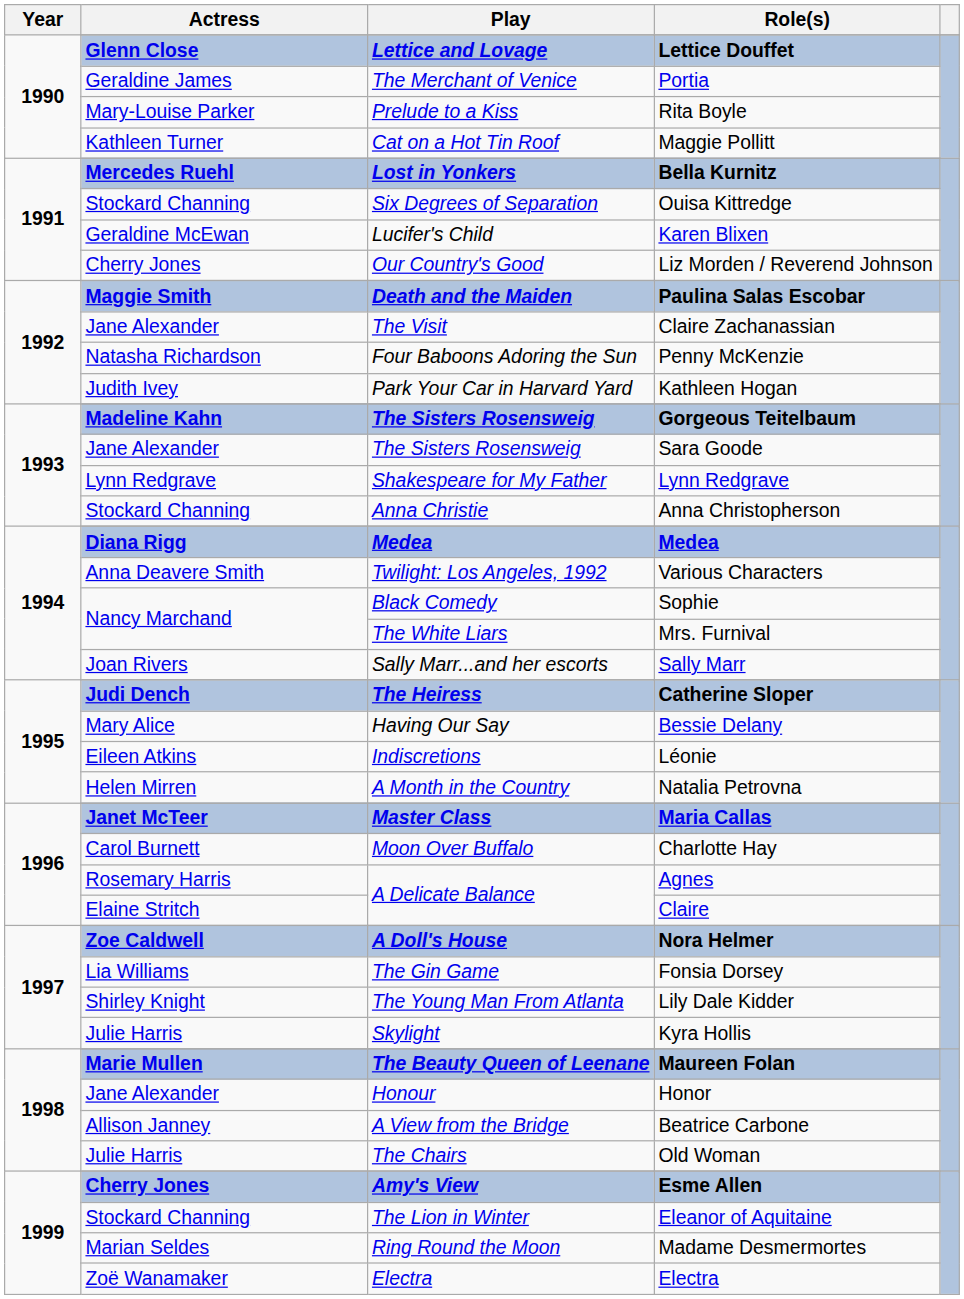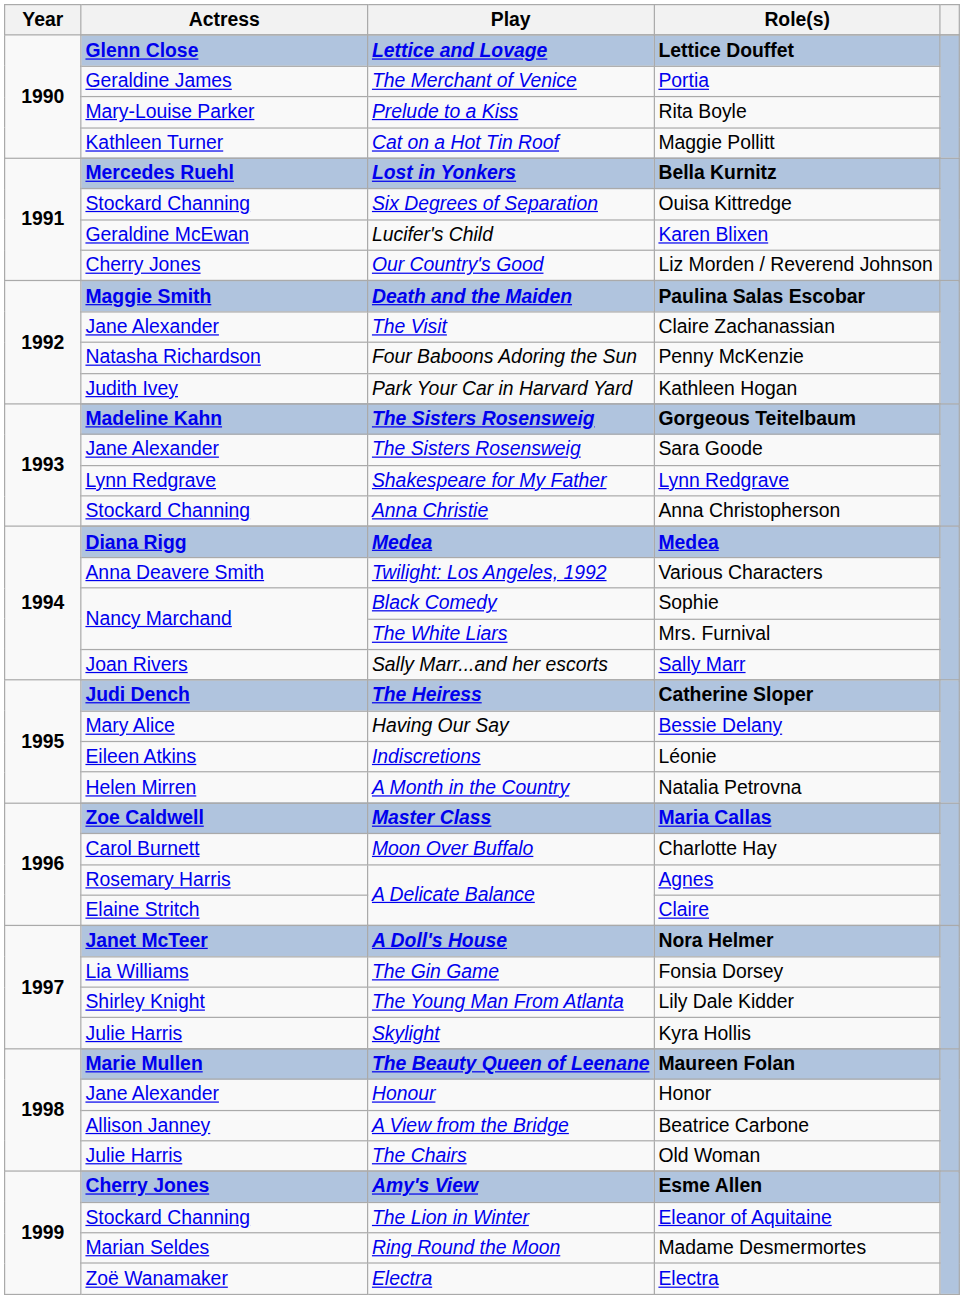(147, 818) Janet McTeer -> (145, 818) Zoe Caldwell
(145, 940) Zoe Caldwell -> (147, 940) Janet McTeer
